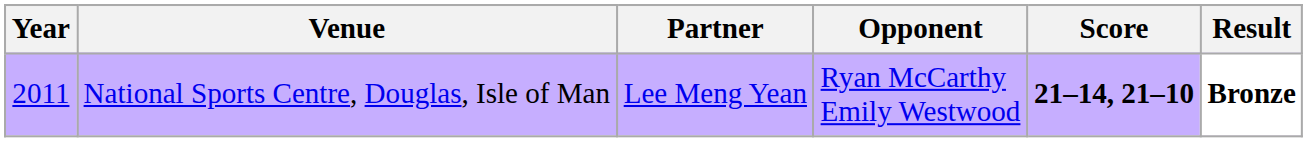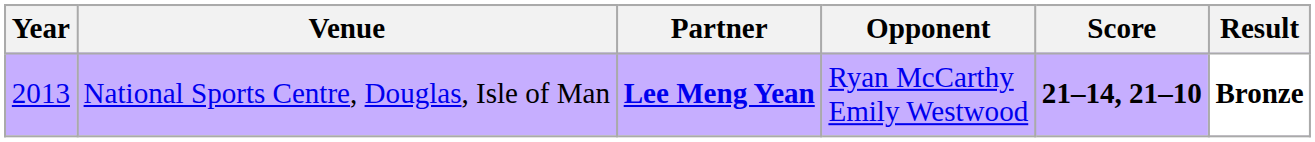(41, 94) 2011 -> (41, 94) 2013
(715, 94) normal -> (719, 94) bold
